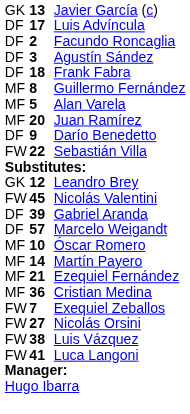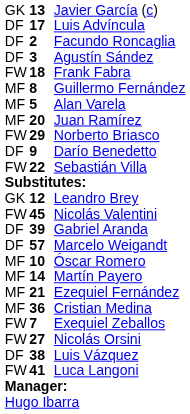(14, 73) DF -> (16, 73) FW
+ row: (107, 135)
(16, 339) FW -> (14, 355) DF
